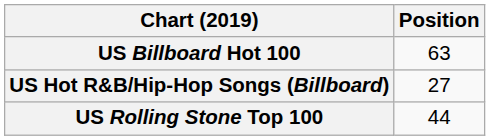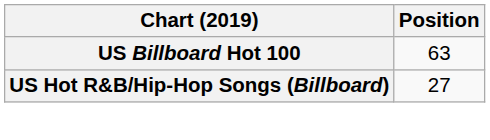- row: (199, 118)
